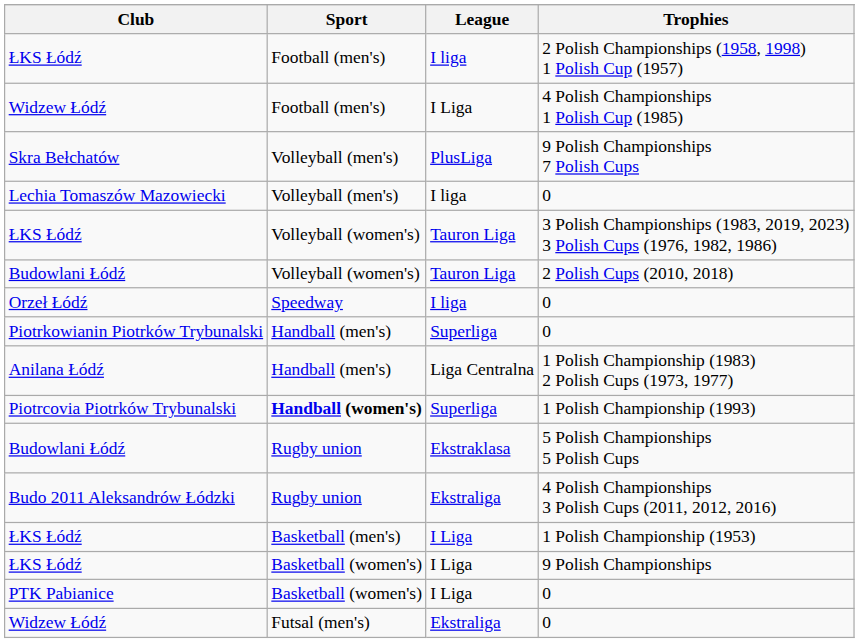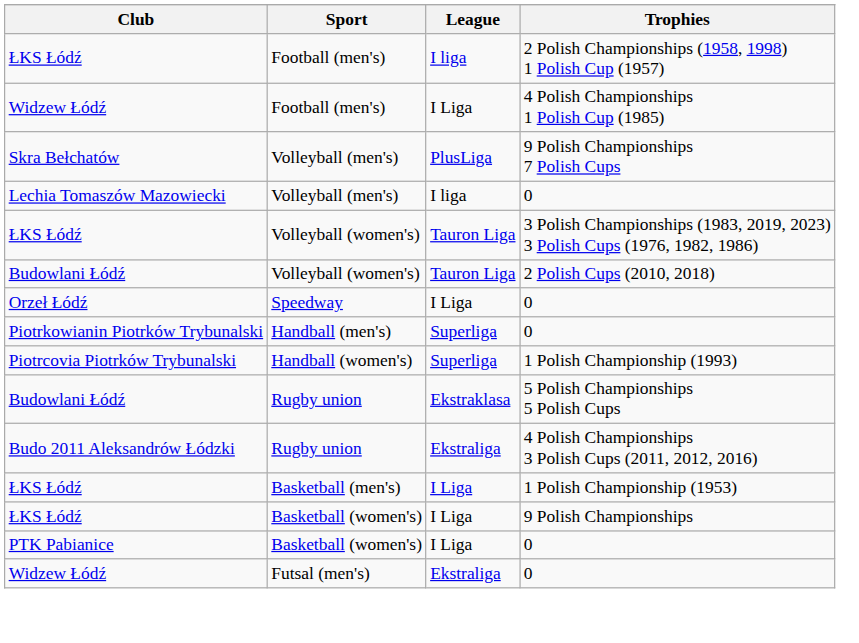(448, 302) I liga -> (451, 302) I Liga
- row: (56, 370)
(347, 409) bold -> (342, 360) normal
